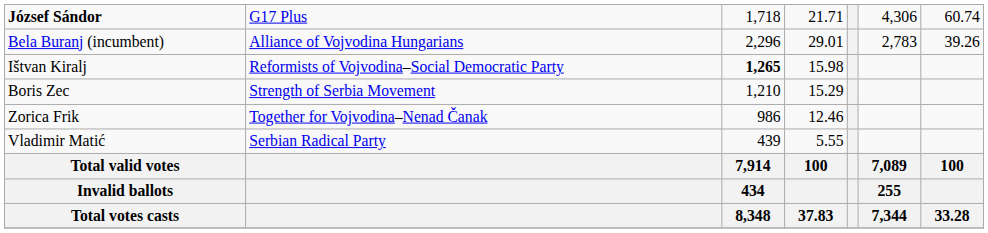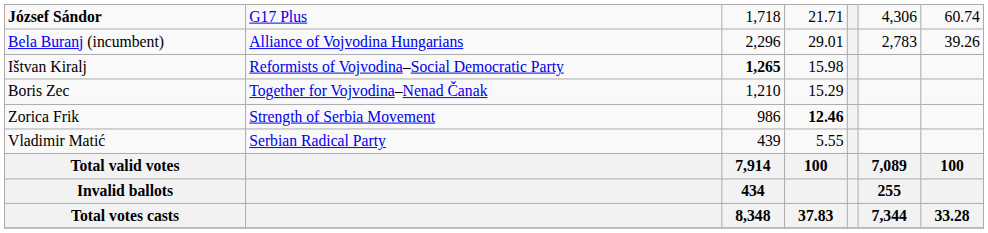(342, 91) Strength of Serbia Movement -> (368, 91) Together for Vojvodina–Nenad Čanak
(368, 116) Together for Vojvodina–Nenad Čanak -> (342, 116) Strength of Serbia Movement
(826, 116) normal -> (826, 116) bold
